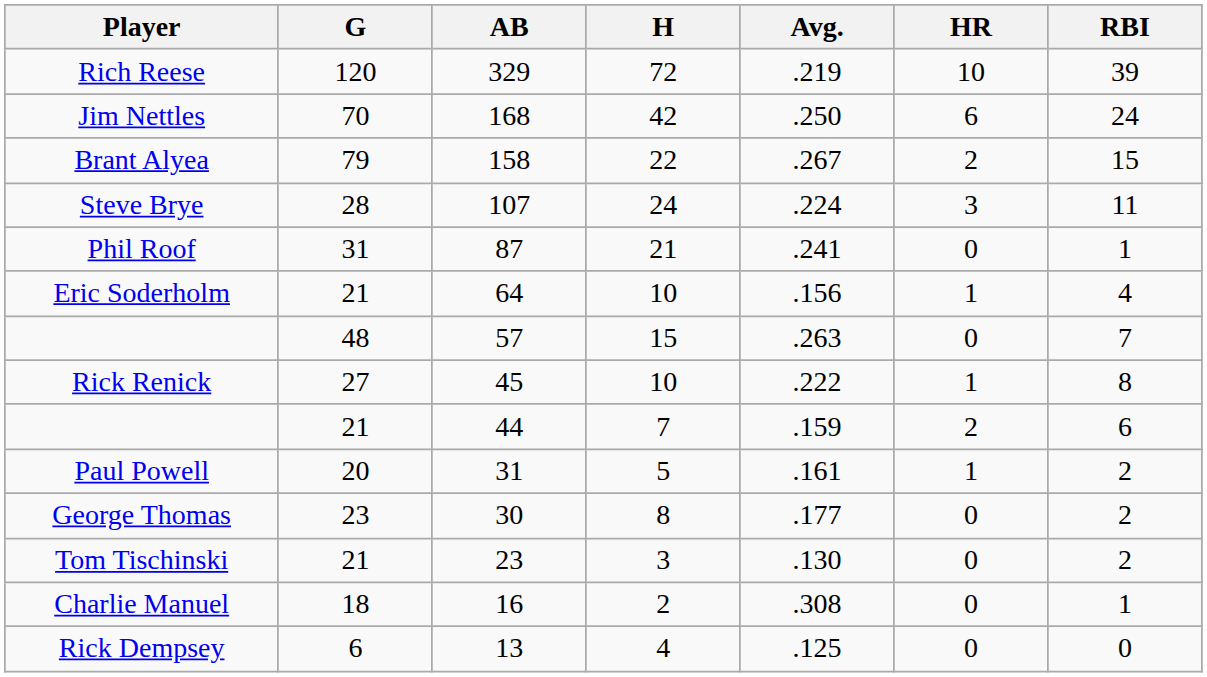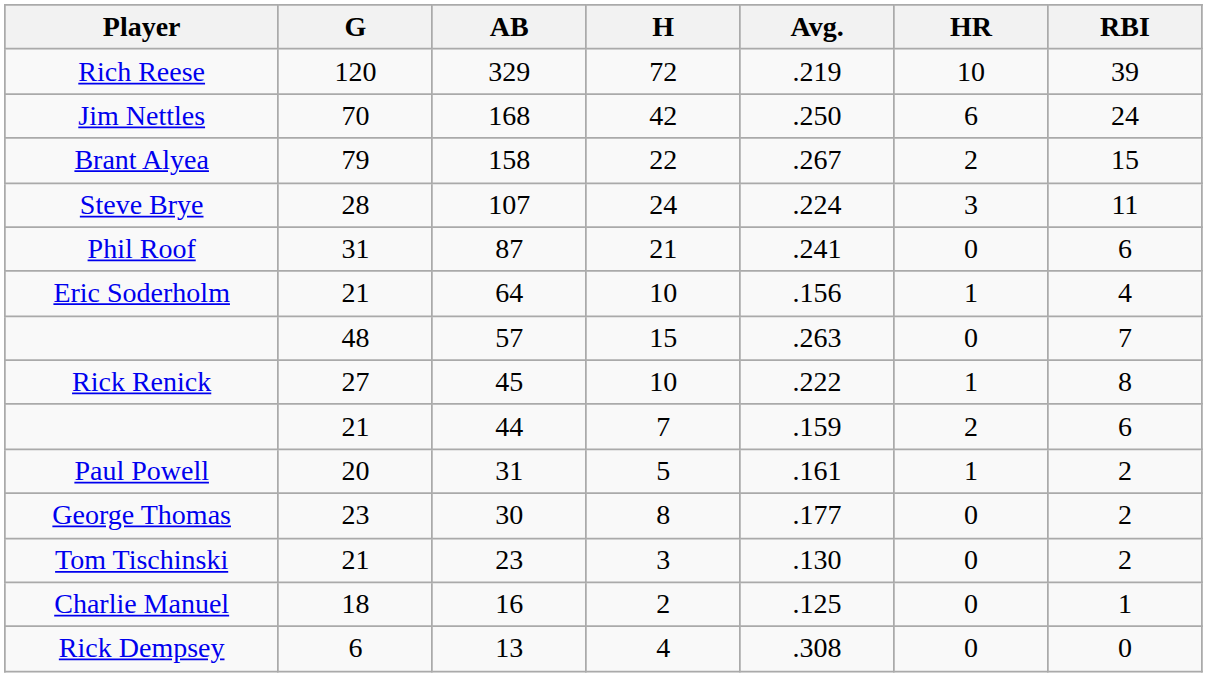(1125, 248) 1 -> (1125, 248) 6
(817, 603) .308 -> (817, 603) .125
(817, 648) .125 -> (817, 648) .308
